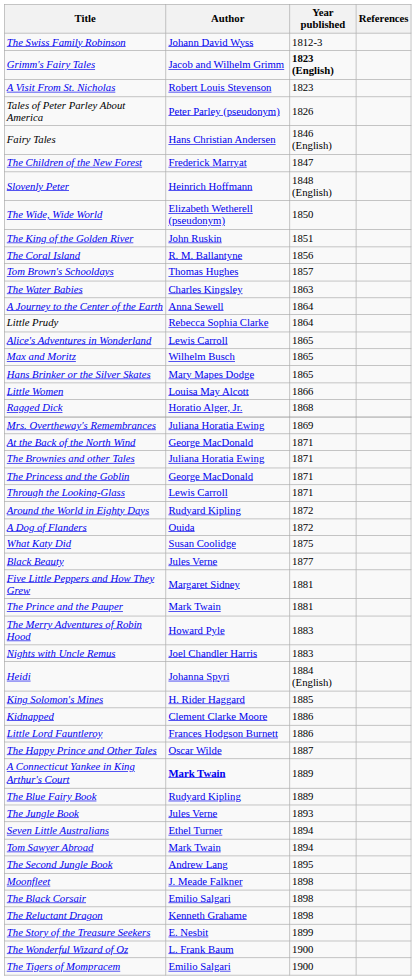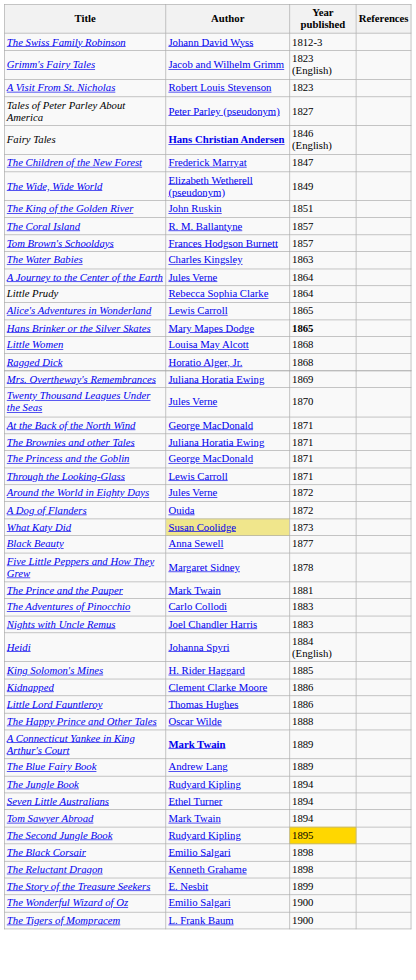(313, 65) bold -> (312, 65) normal
(303, 111) 1826 -> (303, 111) 1827
(222, 140) normal -> (227, 140) bold
- row: (38, 186)
(303, 215) 1850 -> (303, 186) 1849
(303, 255) 1856 -> (303, 226) 1857
(203, 272) Thomas Hughes -> (223, 243) Frances Hodgson Burnett
(196, 306) Anna Sewell -> (193, 277) Jules Verne
- row: (41, 357)
(303, 374) normal -> (303, 328) bold
(303, 391) 1866 -> (303, 345) 1868
+ row: (79, 402)
(205, 510) Rudyard Kipling -> (193, 493) Jules Verne
(202, 544) no background -> (202, 527) khaki background
(303, 544) 1875 -> (303, 527) 1873
(193, 561) Jules Verne -> (196, 544) Anna Sewell
(303, 584) 1881 -> (303, 567) 1878
+ row: (69, 607)
- row: (74, 630)
(223, 733) Frances Hodgson Burnett -> (203, 704) Thomas Hughes
(303, 750) 1887 -> (303, 721) 1888
(205, 796) Rudyard Kipling -> (198, 767) Andrew Lang
(193, 813) Jules Verne -> (205, 784) Rudyard Kipling
(303, 813) 1893 -> (303, 784) 1894
(198, 864) Andrew Lang -> (205, 835) Rudyard Kipling
(303, 864) no background -> (303, 835) gold background
- row: (29, 881)
(201, 949) L. Frank Baum -> (200, 903) Emilio Salgari
(200, 966) Emilio Salgari -> (201, 920) L. Frank Baum
